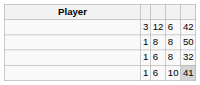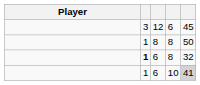(188, 27) 42 -> (188, 27) 45
(146, 57) normal -> (146, 57) bold
